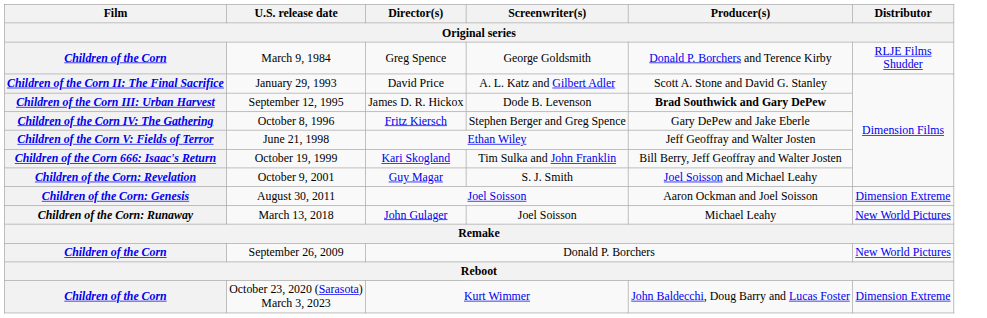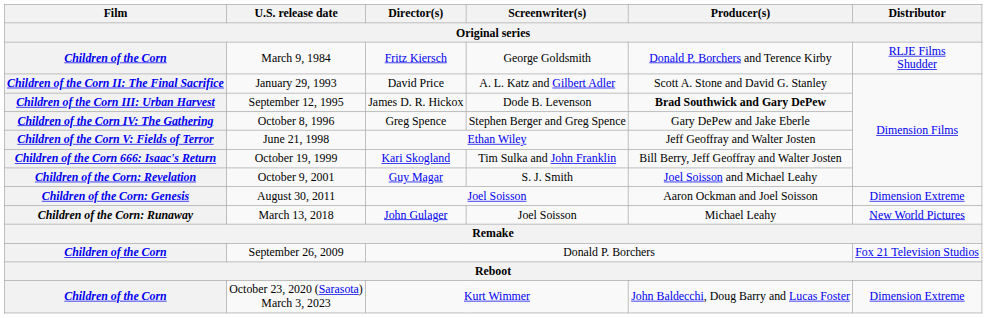(416, 58) Greg Spence -> (416, 58) Fritz Kiersch
(416, 121) Fritz Kiersch -> (416, 121) Greg Spence
(903, 252) New World Pictures -> (917, 252) Fox 21 Television Studios
